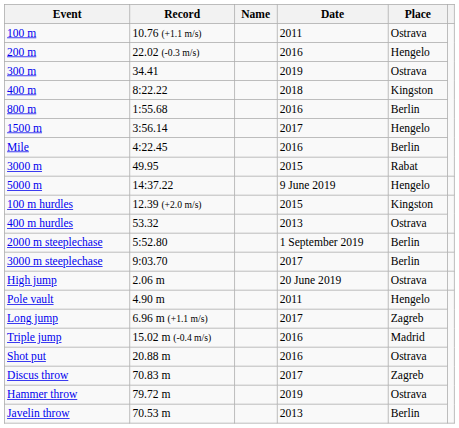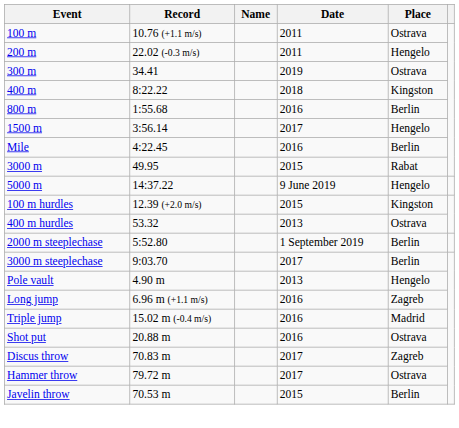(291, 52) 2016 -> (291, 52) 2011
- row: (32, 280)
(291, 299) 2011 -> (291, 280) 2013
(291, 318) 2017 -> (291, 299) 2016
(291, 395) 2019 -> (291, 376) 2017
(291, 414) 2013 -> (291, 395) 2015
